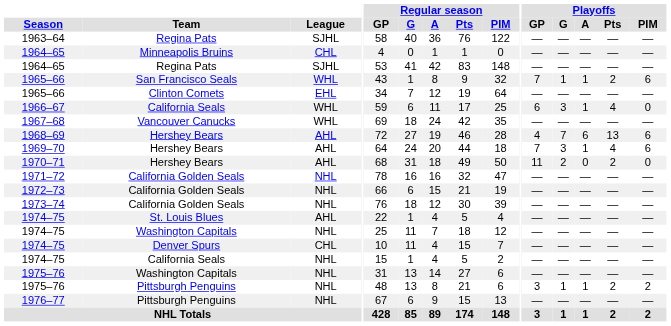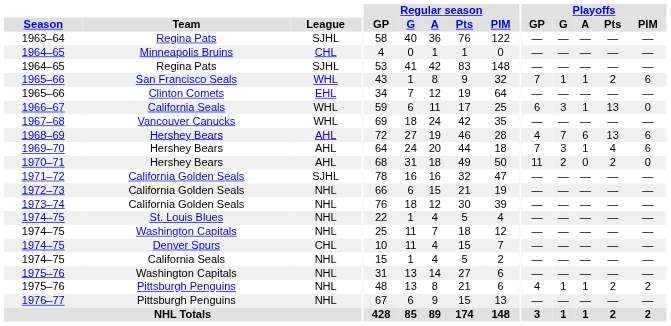(613, 107) 4 -> (613, 107) 13
(326, 176) NHL -> (326, 176) SJHL
(326, 218) AHL -> (326, 218) NHL
(537, 287) 3 -> (537, 287) 4
